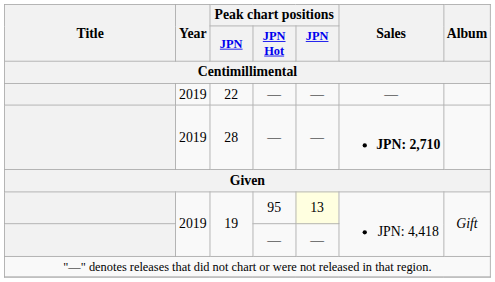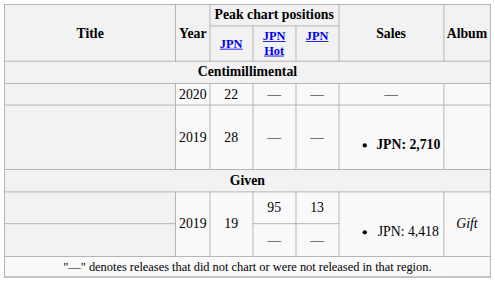(193, 94) 2019 -> (193, 94) 2020
(317, 207) lightyellow background -> (317, 207) no background
